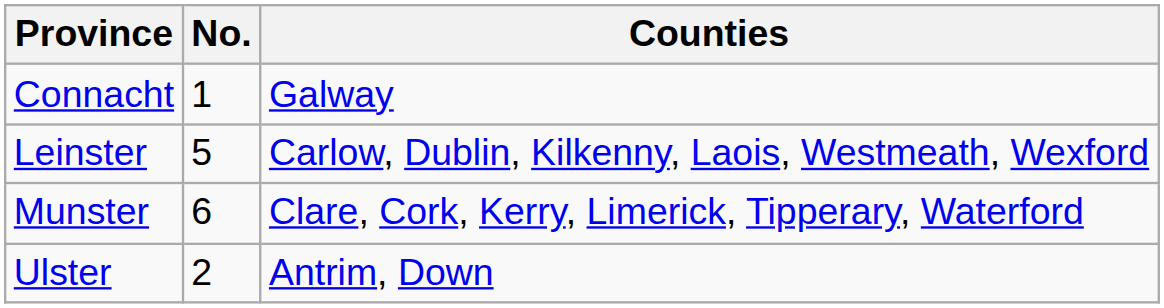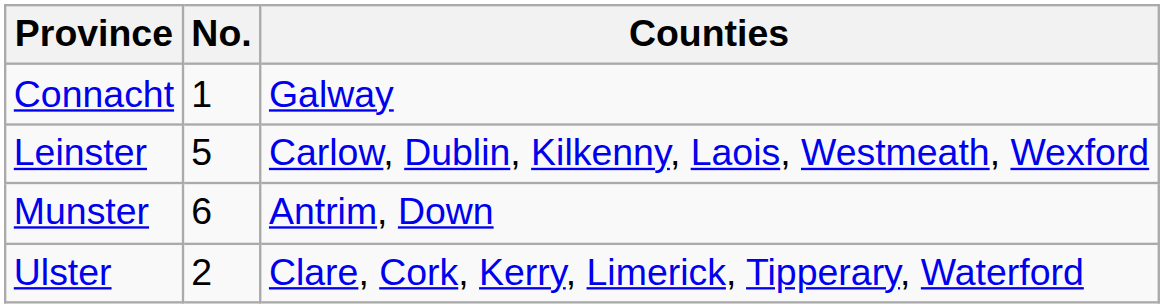(676, 212) Clare, Cork, Kerry, Limerick, Tipperary, Waterford -> (381, 212) Antrim, Down
(381, 271) Antrim, Down -> (676, 271) Clare, Cork, Kerry, Limerick, Tipperary, Waterford
